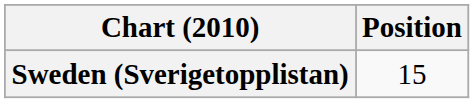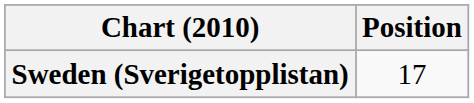(412, 73) 15 -> (412, 73) 17
